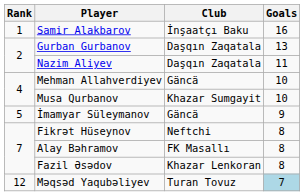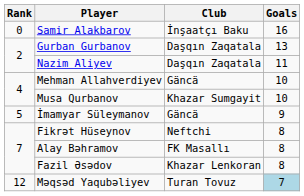(19, 30) 1 -> (19, 30) 0
